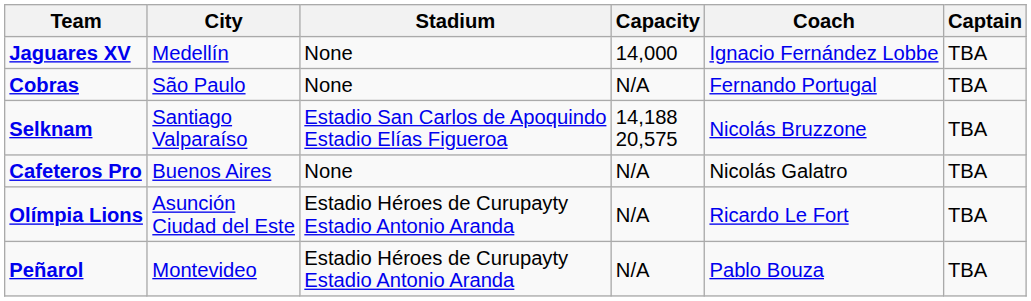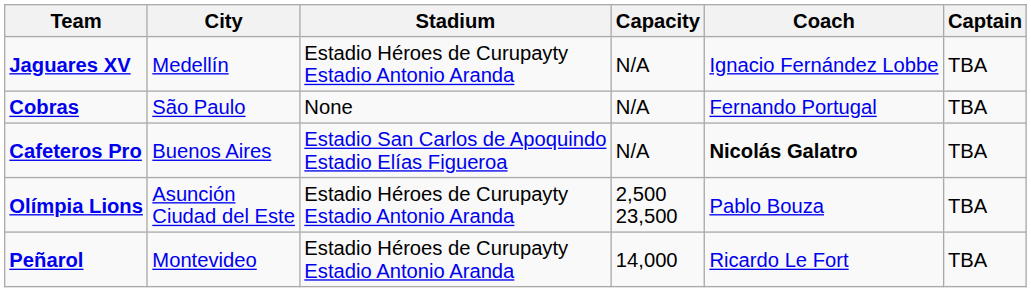(328, 53) None -> (436, 64) Estadio Héroes de Curupayty Estadio Antonio Aranda
(647, 53) 14,000 -> (633, 64) N/A
- row: (51, 128)
(328, 171) None -> (455, 151) Estadio San Carlos de Apoquindo Estadio Elías Figueroa
(778, 171) normal -> (784, 151) bold
(633, 215) N/A -> (647, 205) 2,500 23,500
(779, 215) Ricardo Le Fort -> (767, 205) Pablo Bouza
(633, 269) N/A -> (647, 260) 14,000
(767, 269) Pablo Bouza -> (779, 260) Ricardo Le Fort
